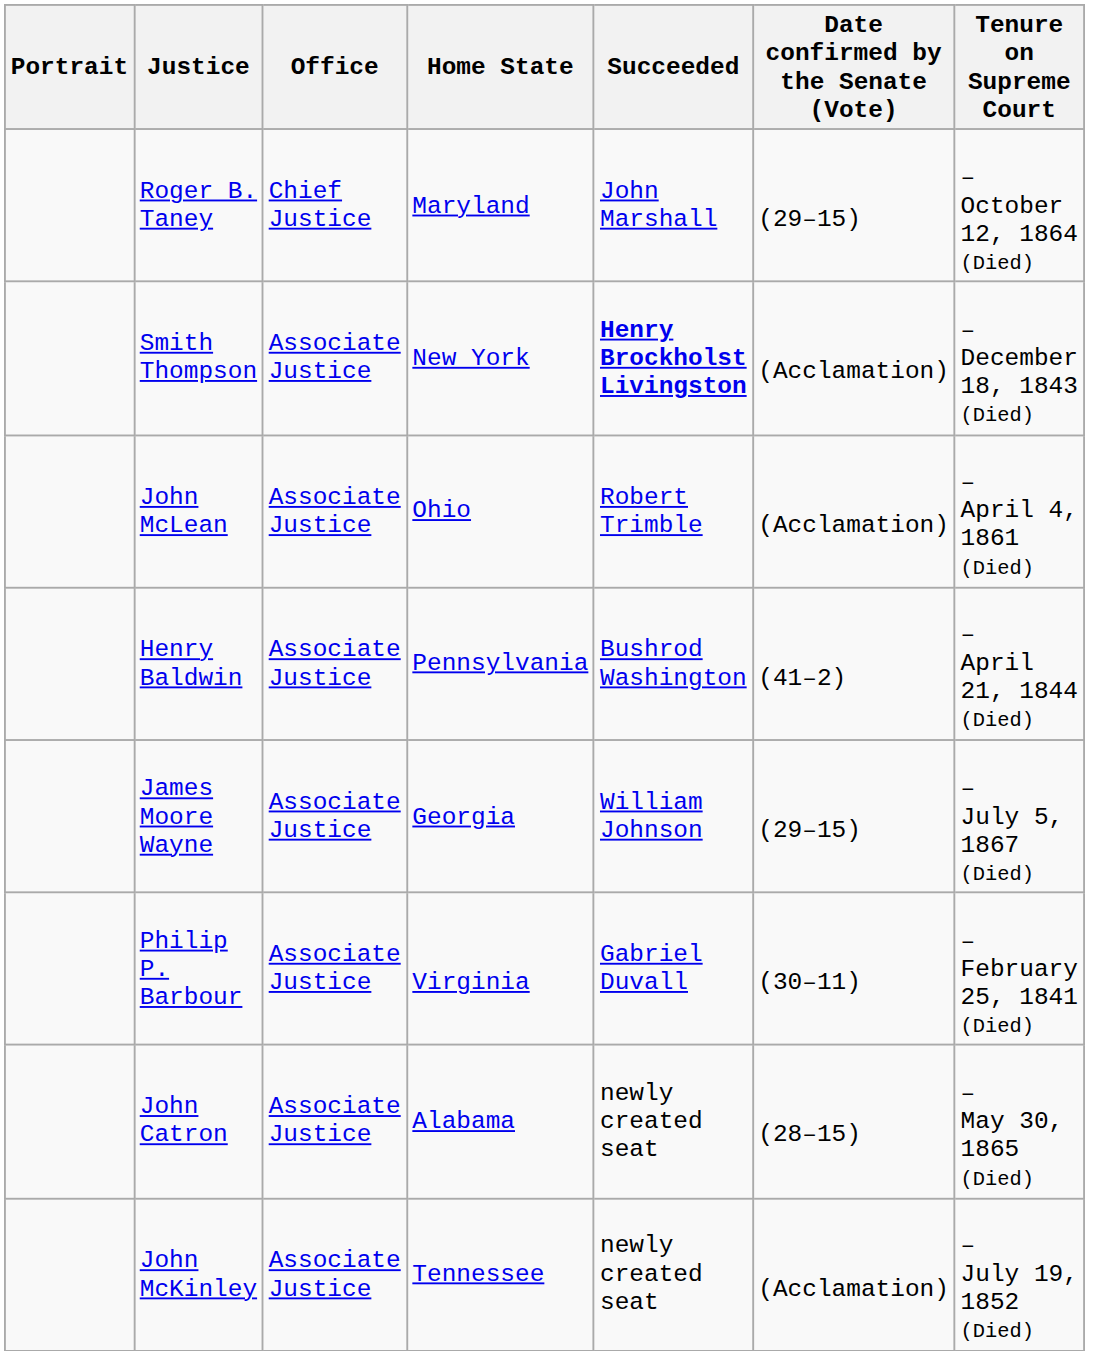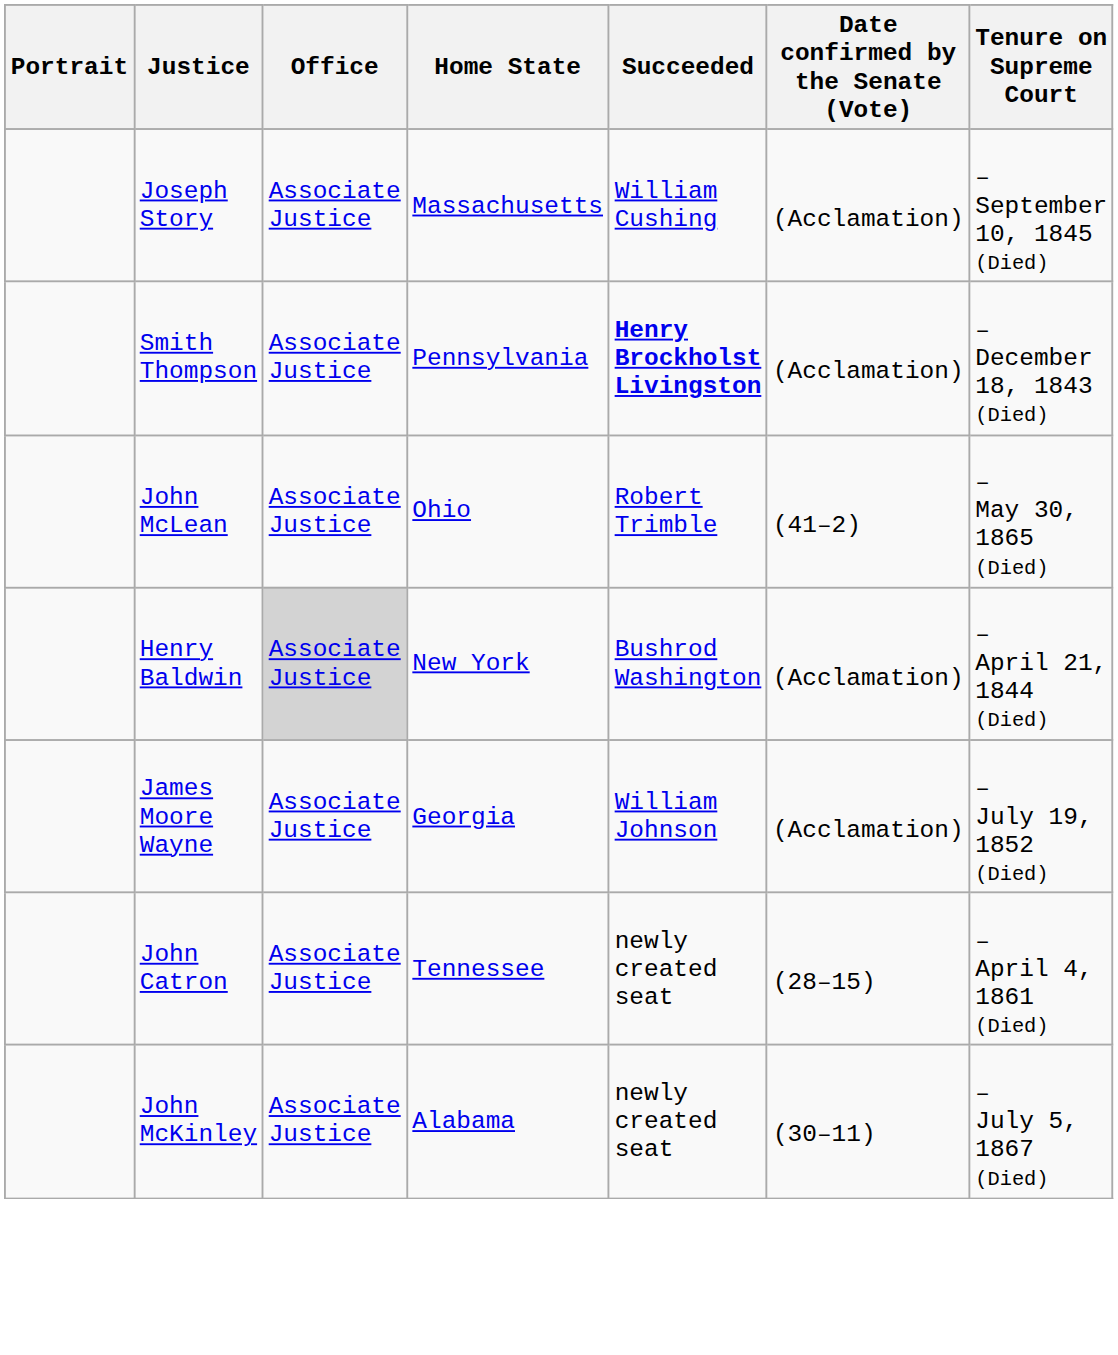- row: (198, 206)
+ row: (184, 206)
(471, 358) New York -> (500, 358) Pennsylvania
(854, 525) (Acclamation) -> (817, 525) (41–2)
(1019, 524) – April 4, 1861 (Died) -> (1027, 524) – May 30, 1865 (Died)
(335, 664) no background -> (335, 664) lightgrey background
(500, 664) Pennsylvania -> (471, 664) New York
(802, 678) (41–2) -> (868, 678) (Acclamation)
(810, 830) (29–15) -> (868, 830) (Acclamation)
(1012, 829) – July 5, 1867 (Died) -> (1034, 829) – July 19, 1852 (Died)
- row: (191, 969)
(464, 1121) Alabama -> (478, 969) Tennessee
(1012, 1135) – May 30, 1865 (Died) -> (1034, 982) – April 4, 1861 (Died)
(478, 1274) Tennessee -> (464, 1121) Alabama
(854, 1288) (Acclamation) -> (824, 1136) (30–11)
(1019, 1287) – July 19, 1852 (Died) -> (1027, 1135) – July 5, 1867 (Died)
